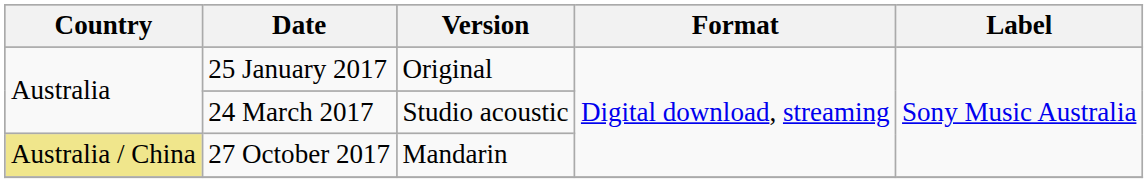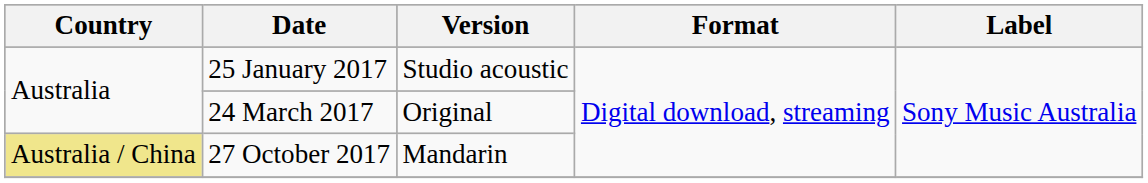(448, 68) Original -> (485, 68) Studio acoustic
(485, 111) Studio acoustic -> (448, 111) Original
